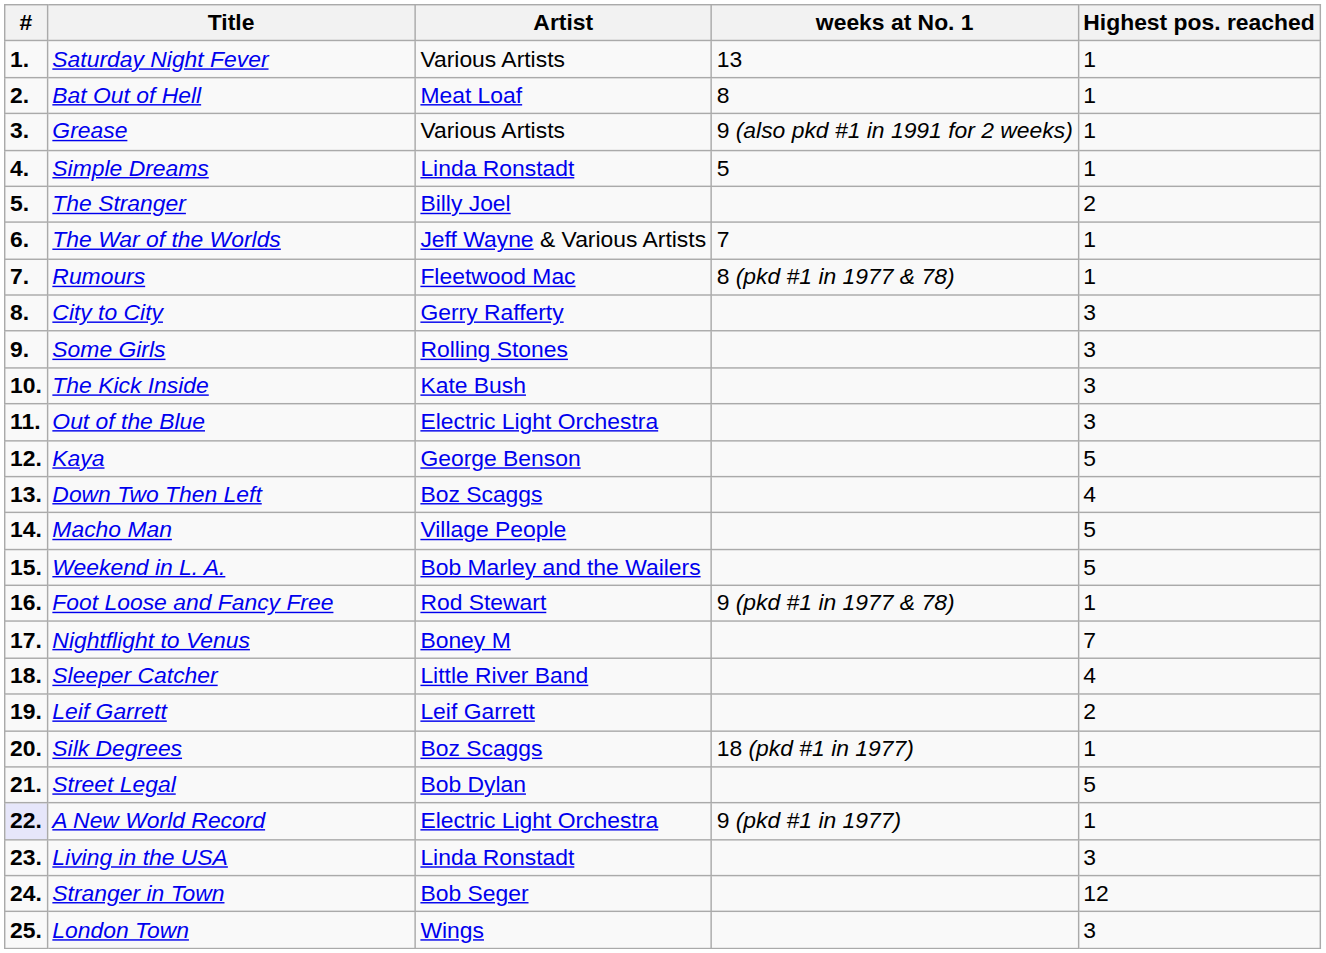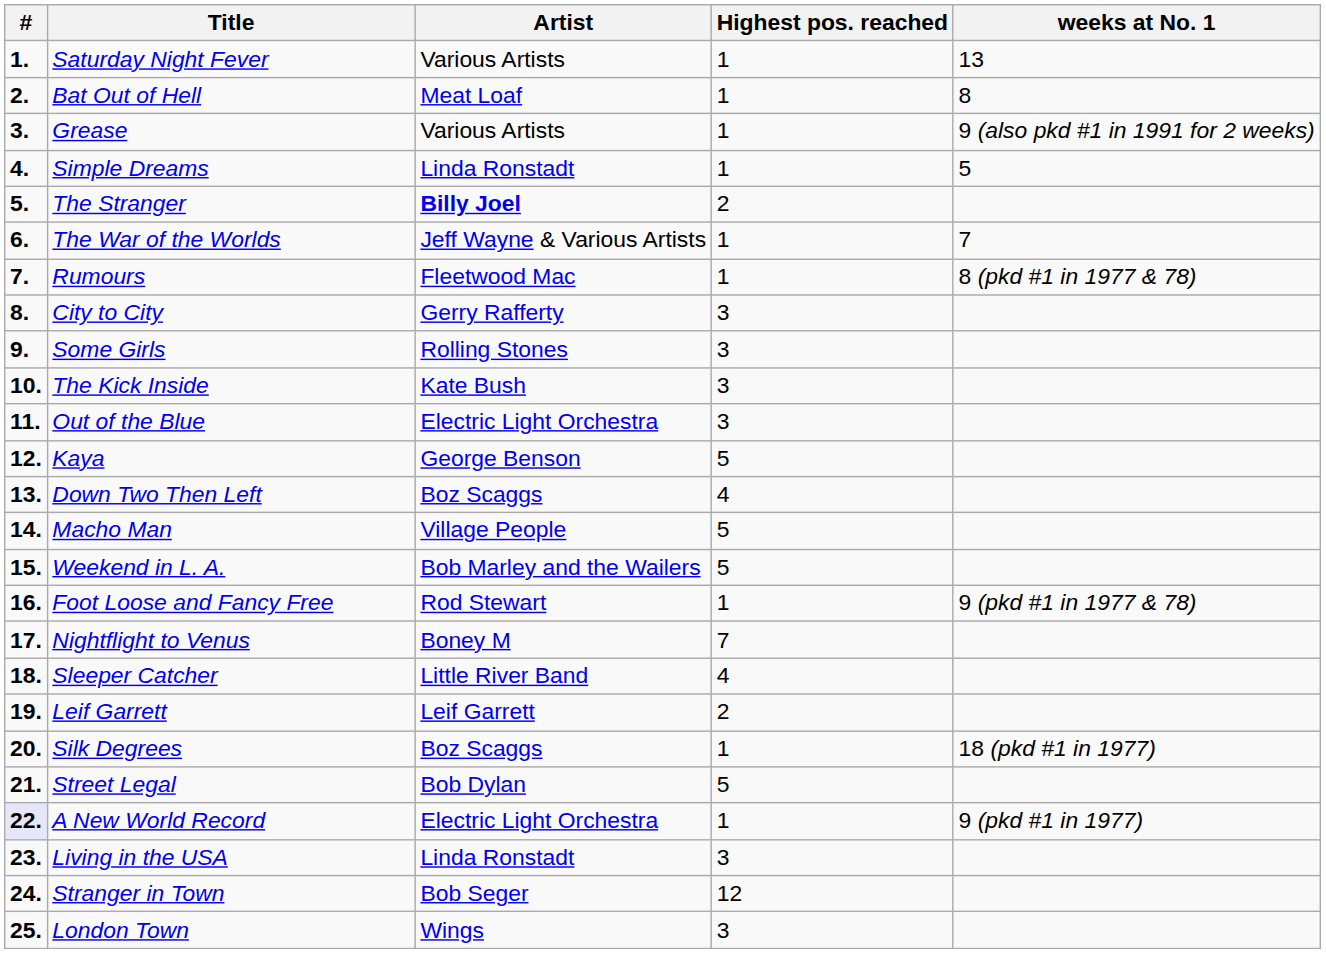columns swapped: (1199, 22) <-> (895, 22)
(466, 204) normal -> (471, 204) bold
